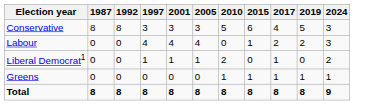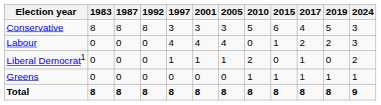+ column: (101, 12)
